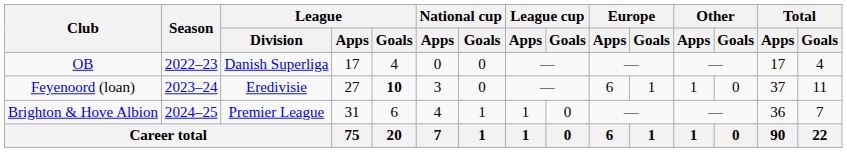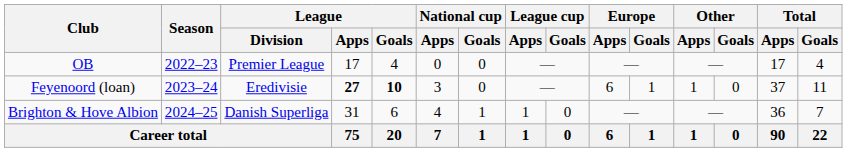(276, 64) Danish Superliga -> (276, 64) Premier League
(352, 87) normal -> (352, 87) bold
(276, 111) Premier League -> (276, 111) Danish Superliga
